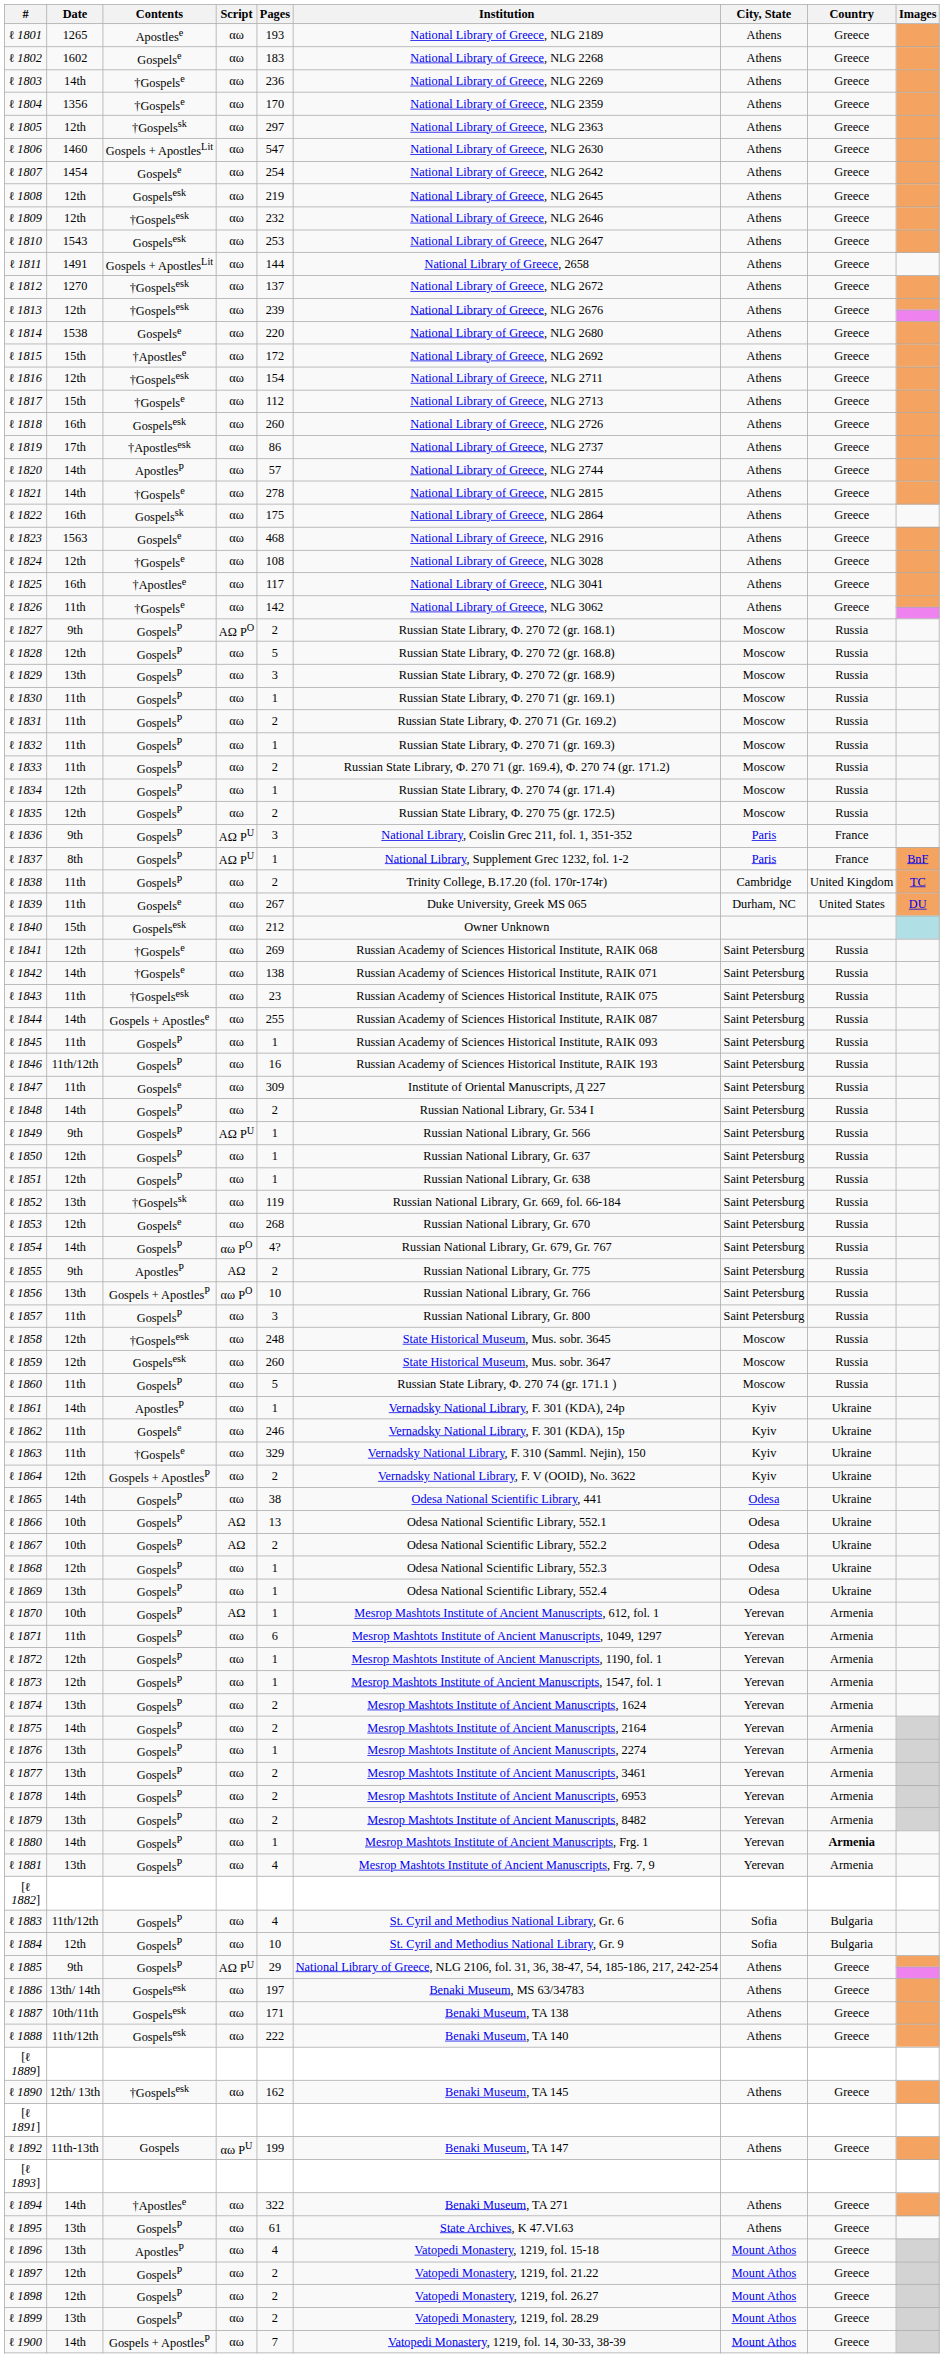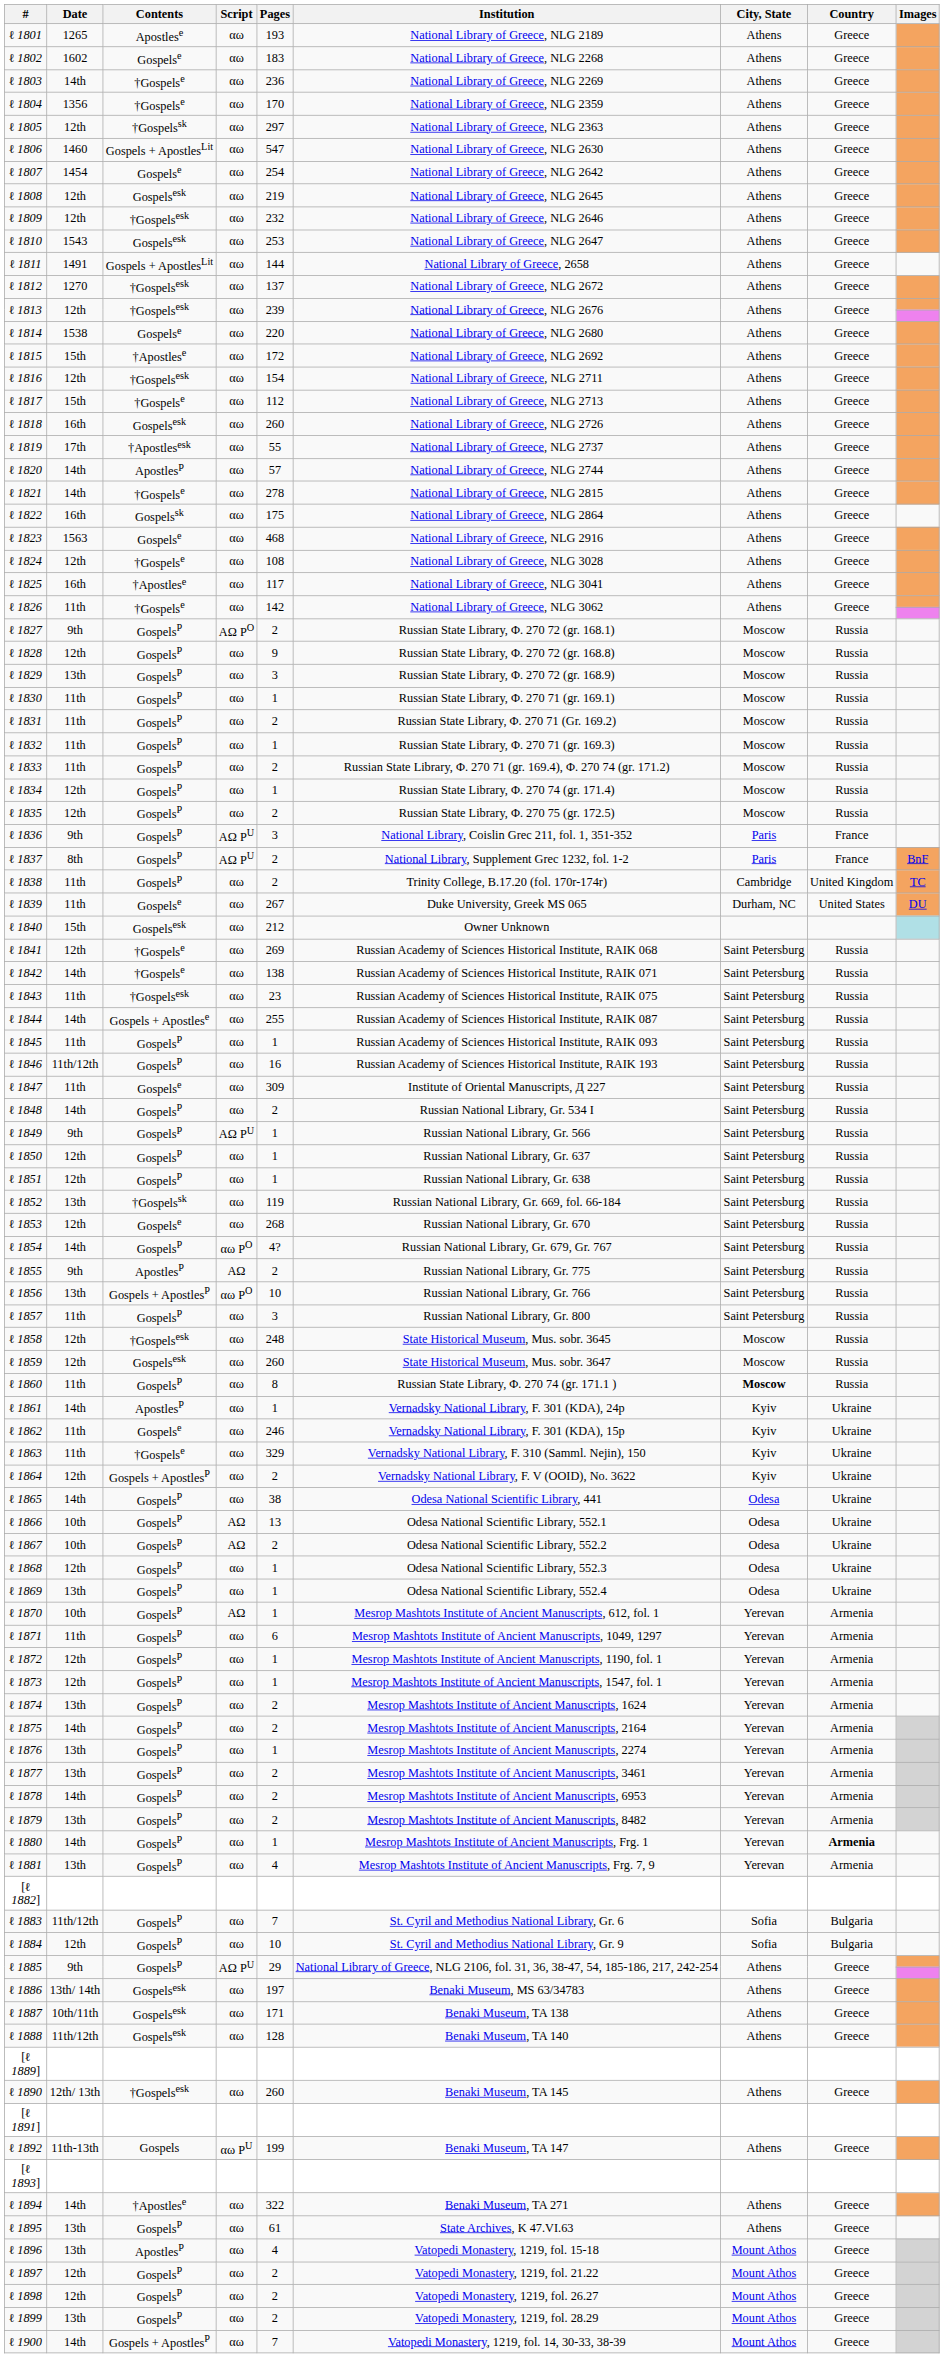(275, 447) 86 -> (275, 447) 55
(275, 652) 5 -> (275, 652) 9
(275, 858) 1 -> (275, 858) 2
(275, 1384) 5 -> (275, 1384) 8
(764, 1384) normal -> (764, 1384) bold
(275, 1921) 4 -> (275, 1921) 7
(275, 2035) 222 -> (275, 2035) 128
(275, 2092) 162 -> (275, 2092) 260
